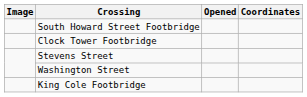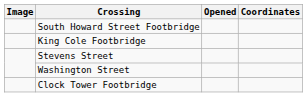rows swapped: (97, 41) <-> (92, 85)
